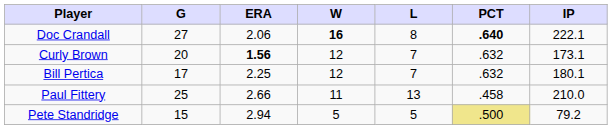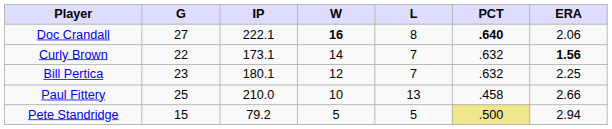columns swapped: (569, 14) <-> (259, 14)
(181, 54) 20 -> (181, 54) 22
(336, 54) 12 -> (336, 54) 14
(181, 74) 17 -> (181, 74) 23
(336, 94) 11 -> (336, 94) 10
